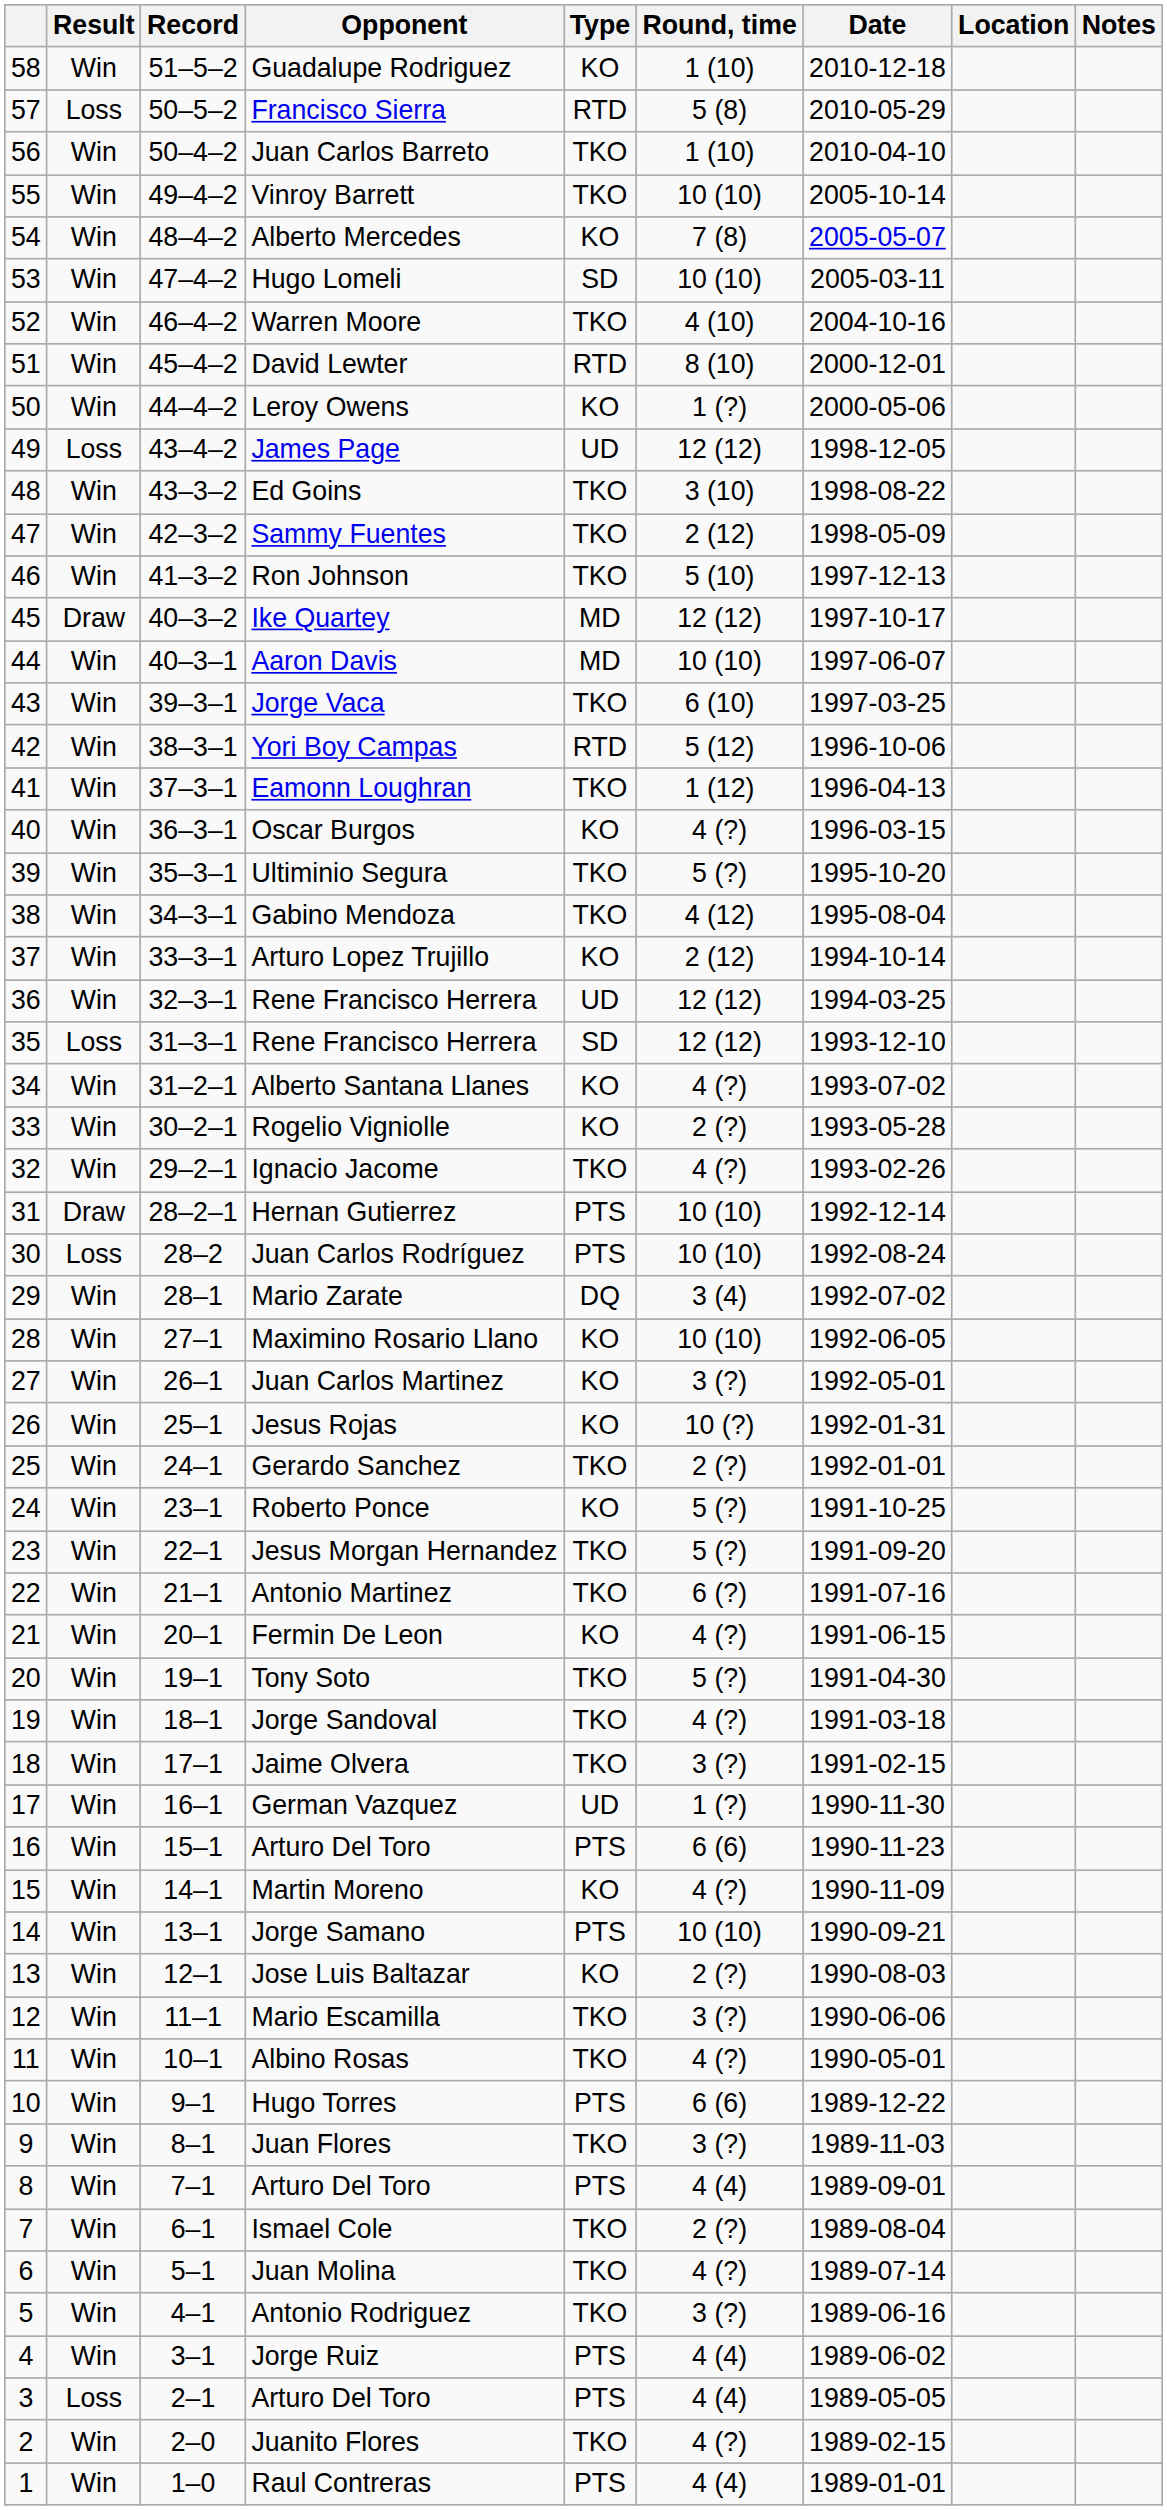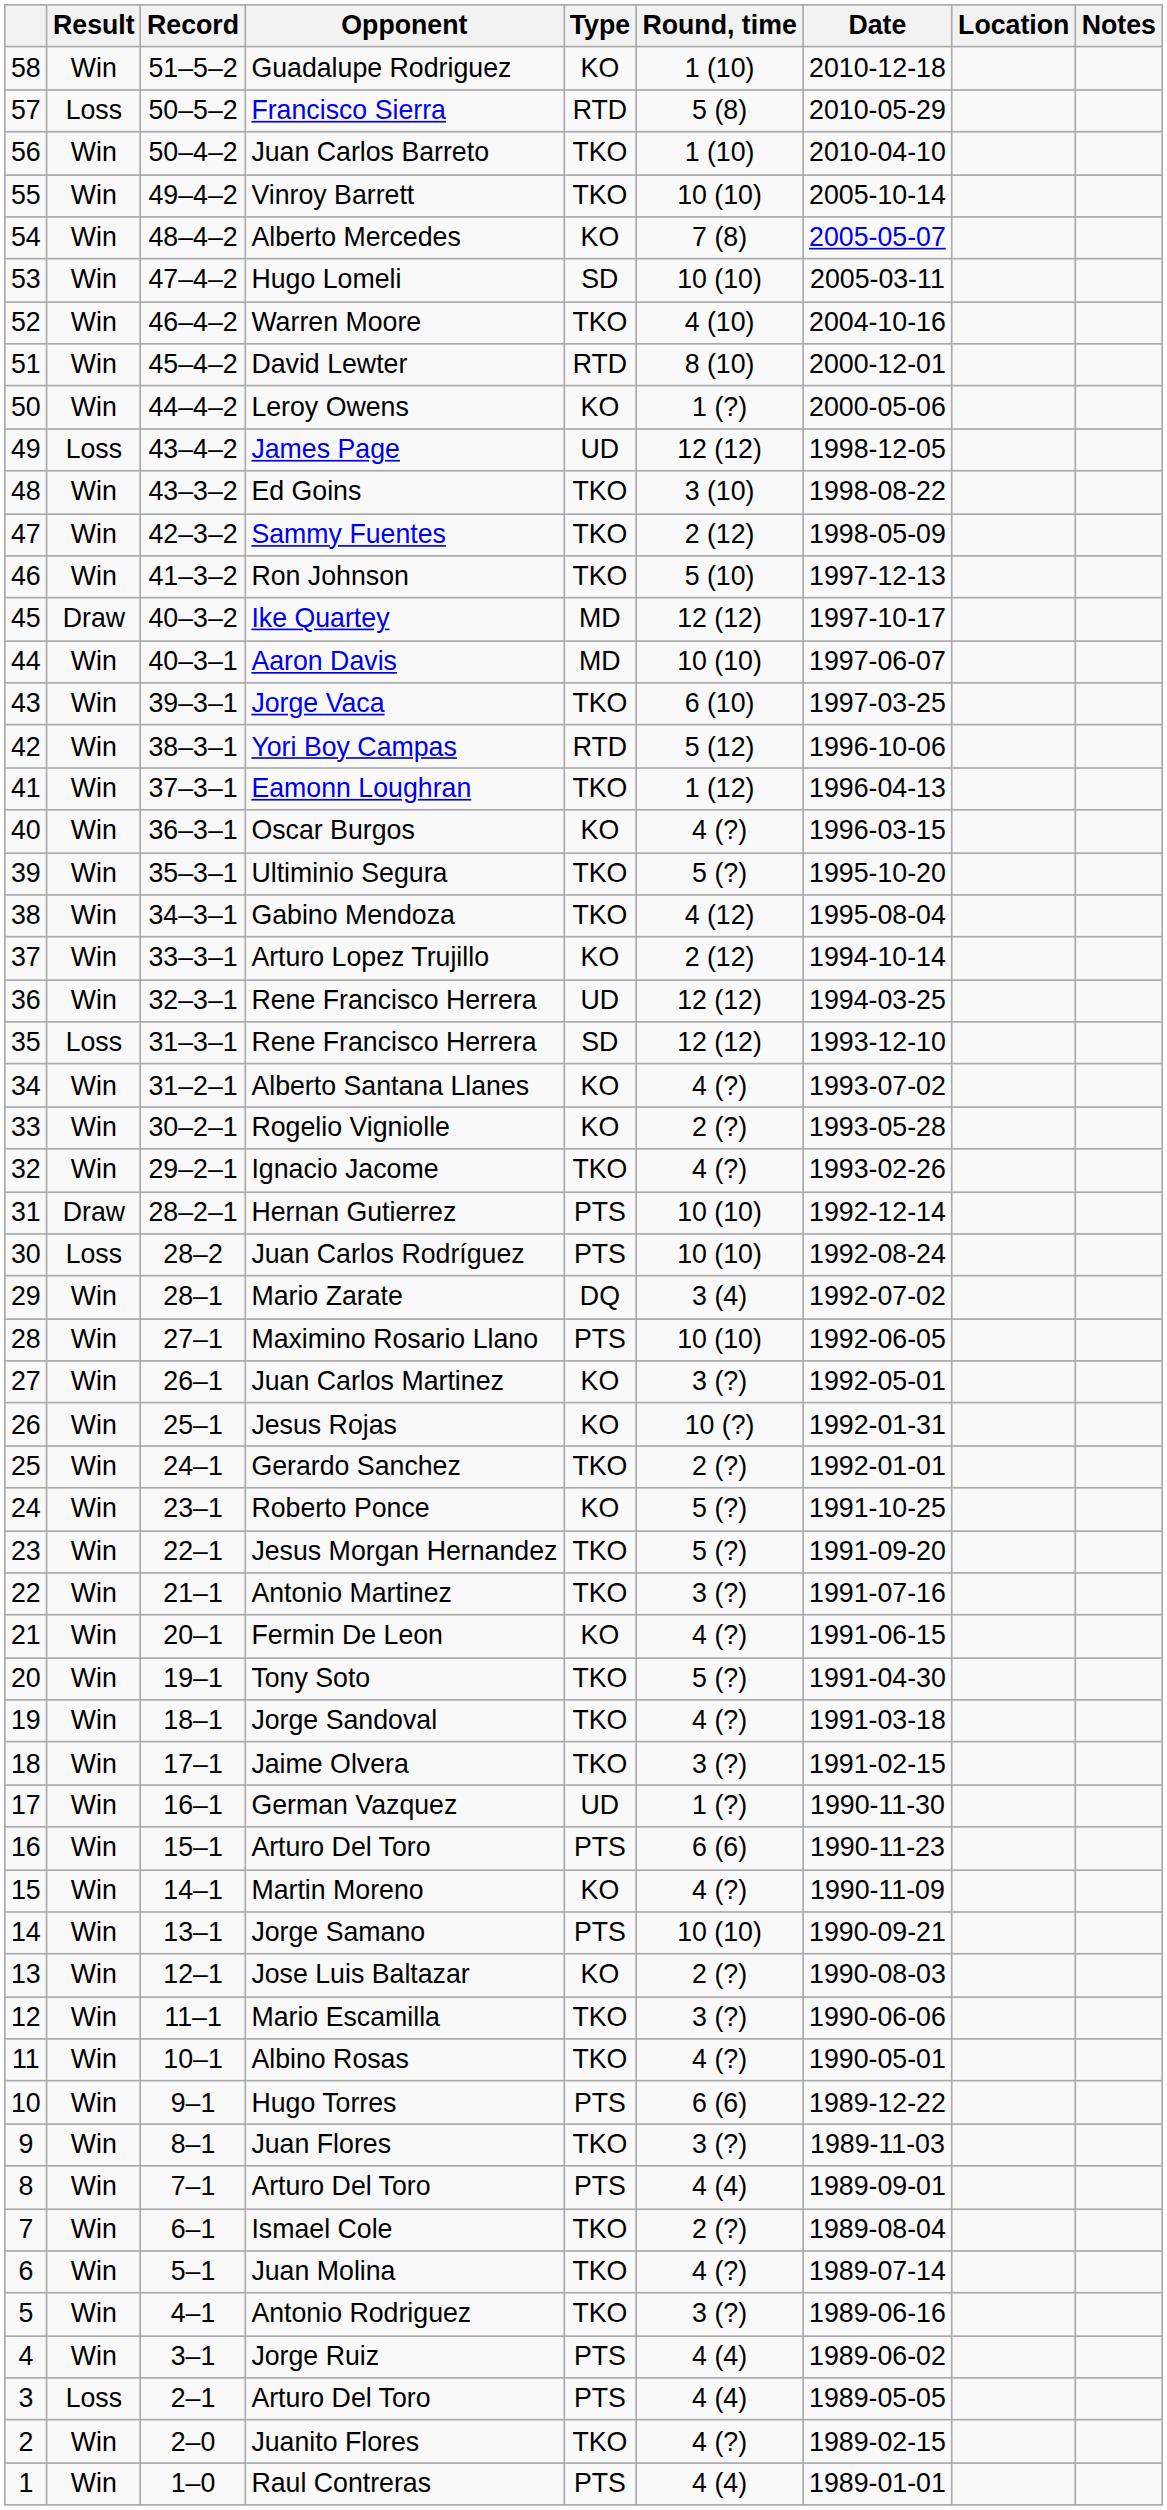(600, 1339) KO -> (600, 1339) PTS
(720, 1593) 6 (?) -> (720, 1593) 3 (?)
